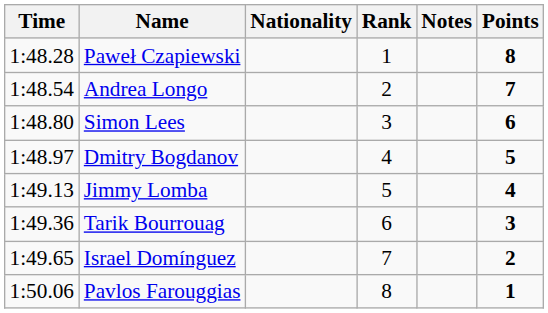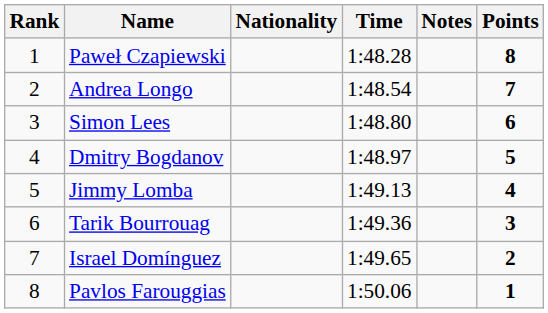columns swapped: (387, 21) <-> (42, 21)
